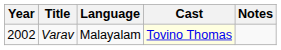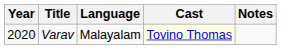(21, 34) 2002 -> (21, 34) 2020
